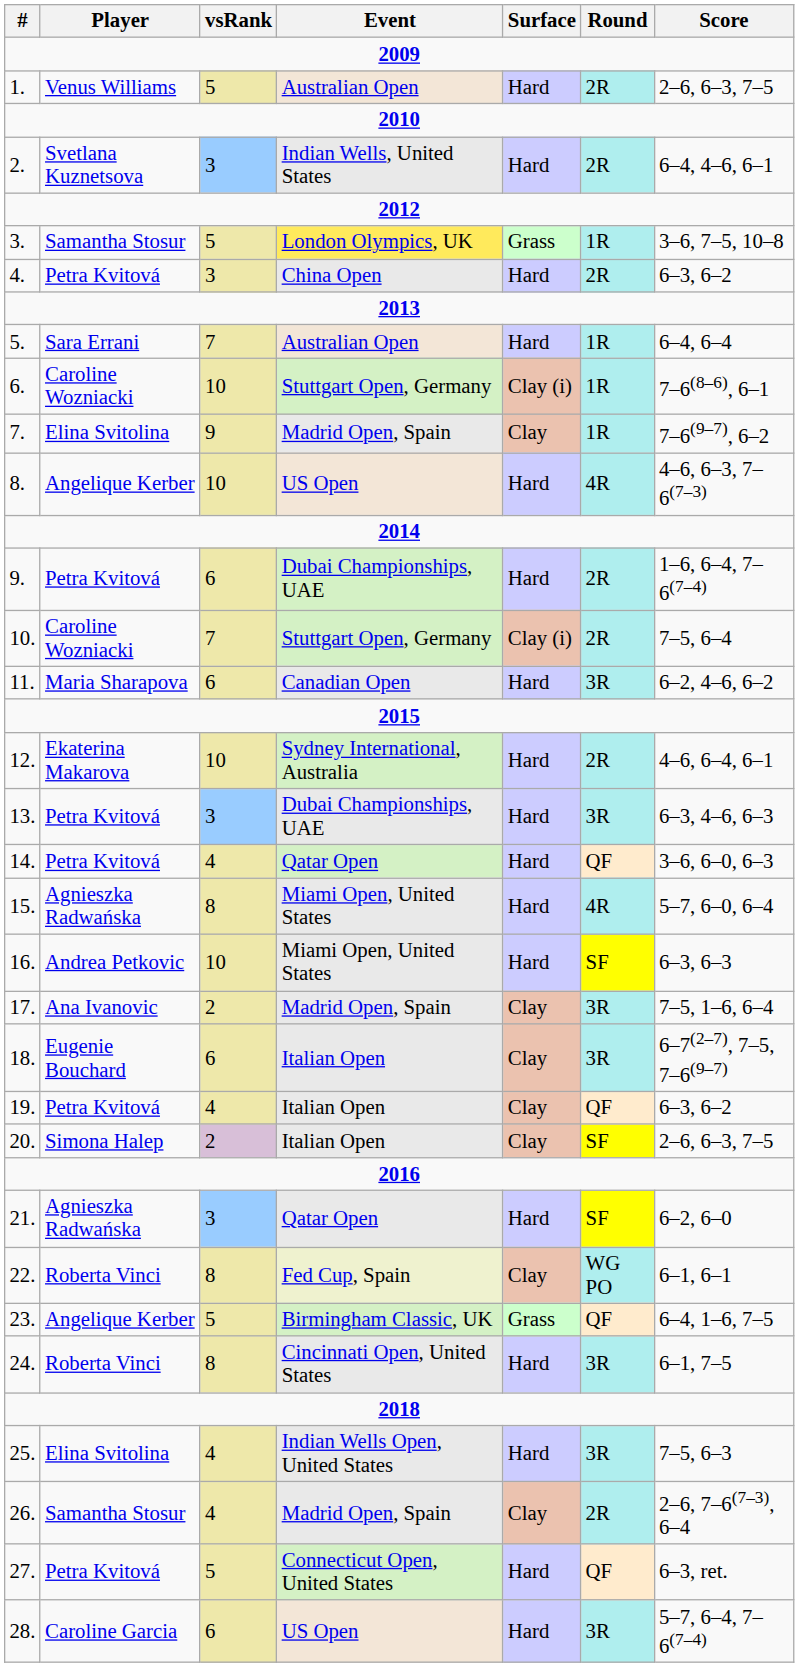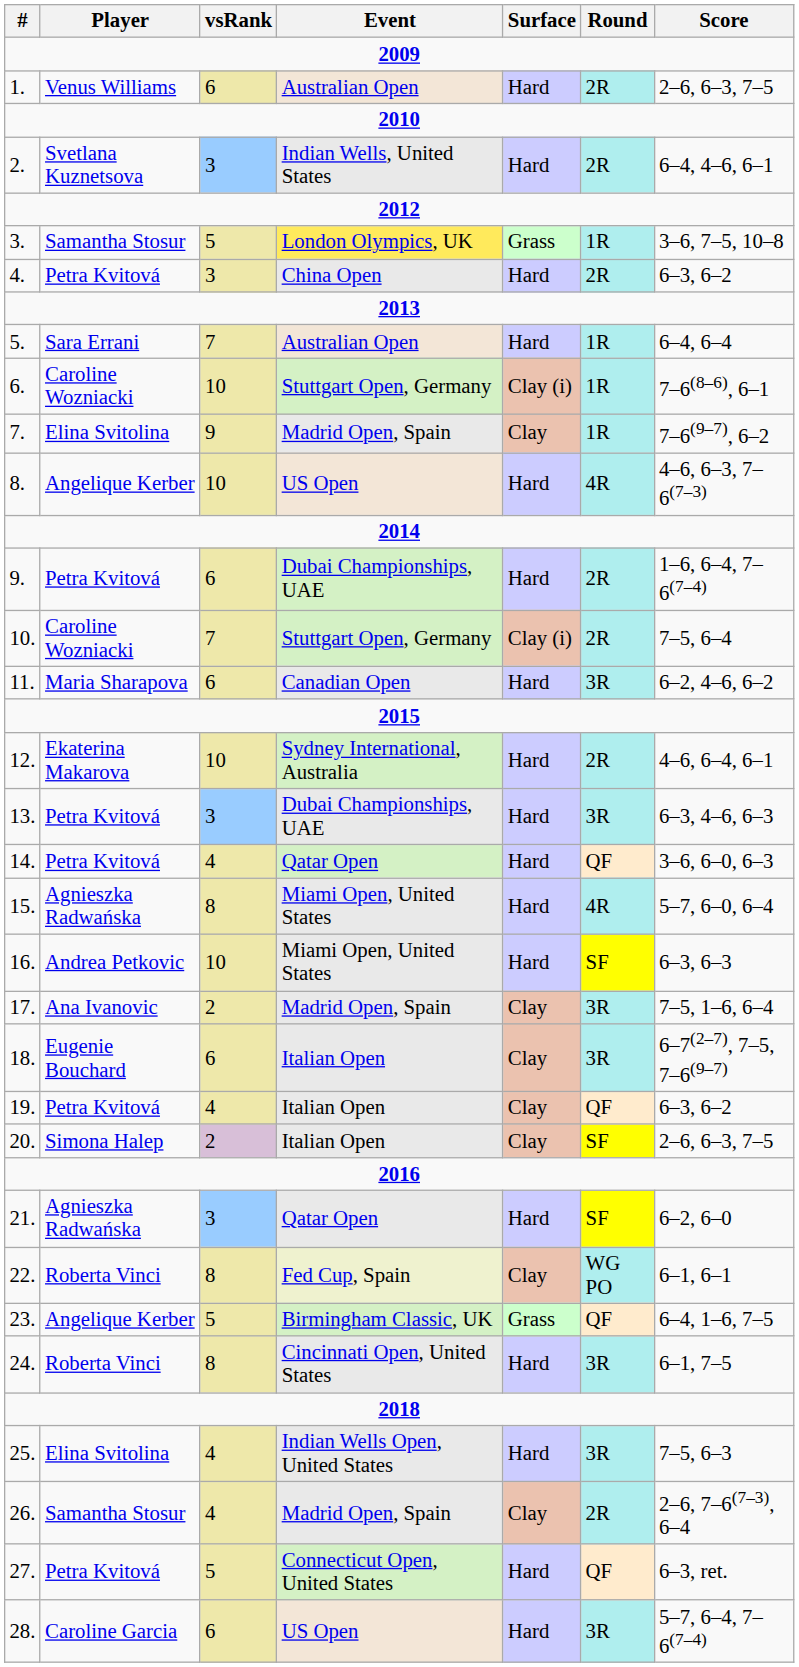(210, 86) 5 -> (210, 86) 6
